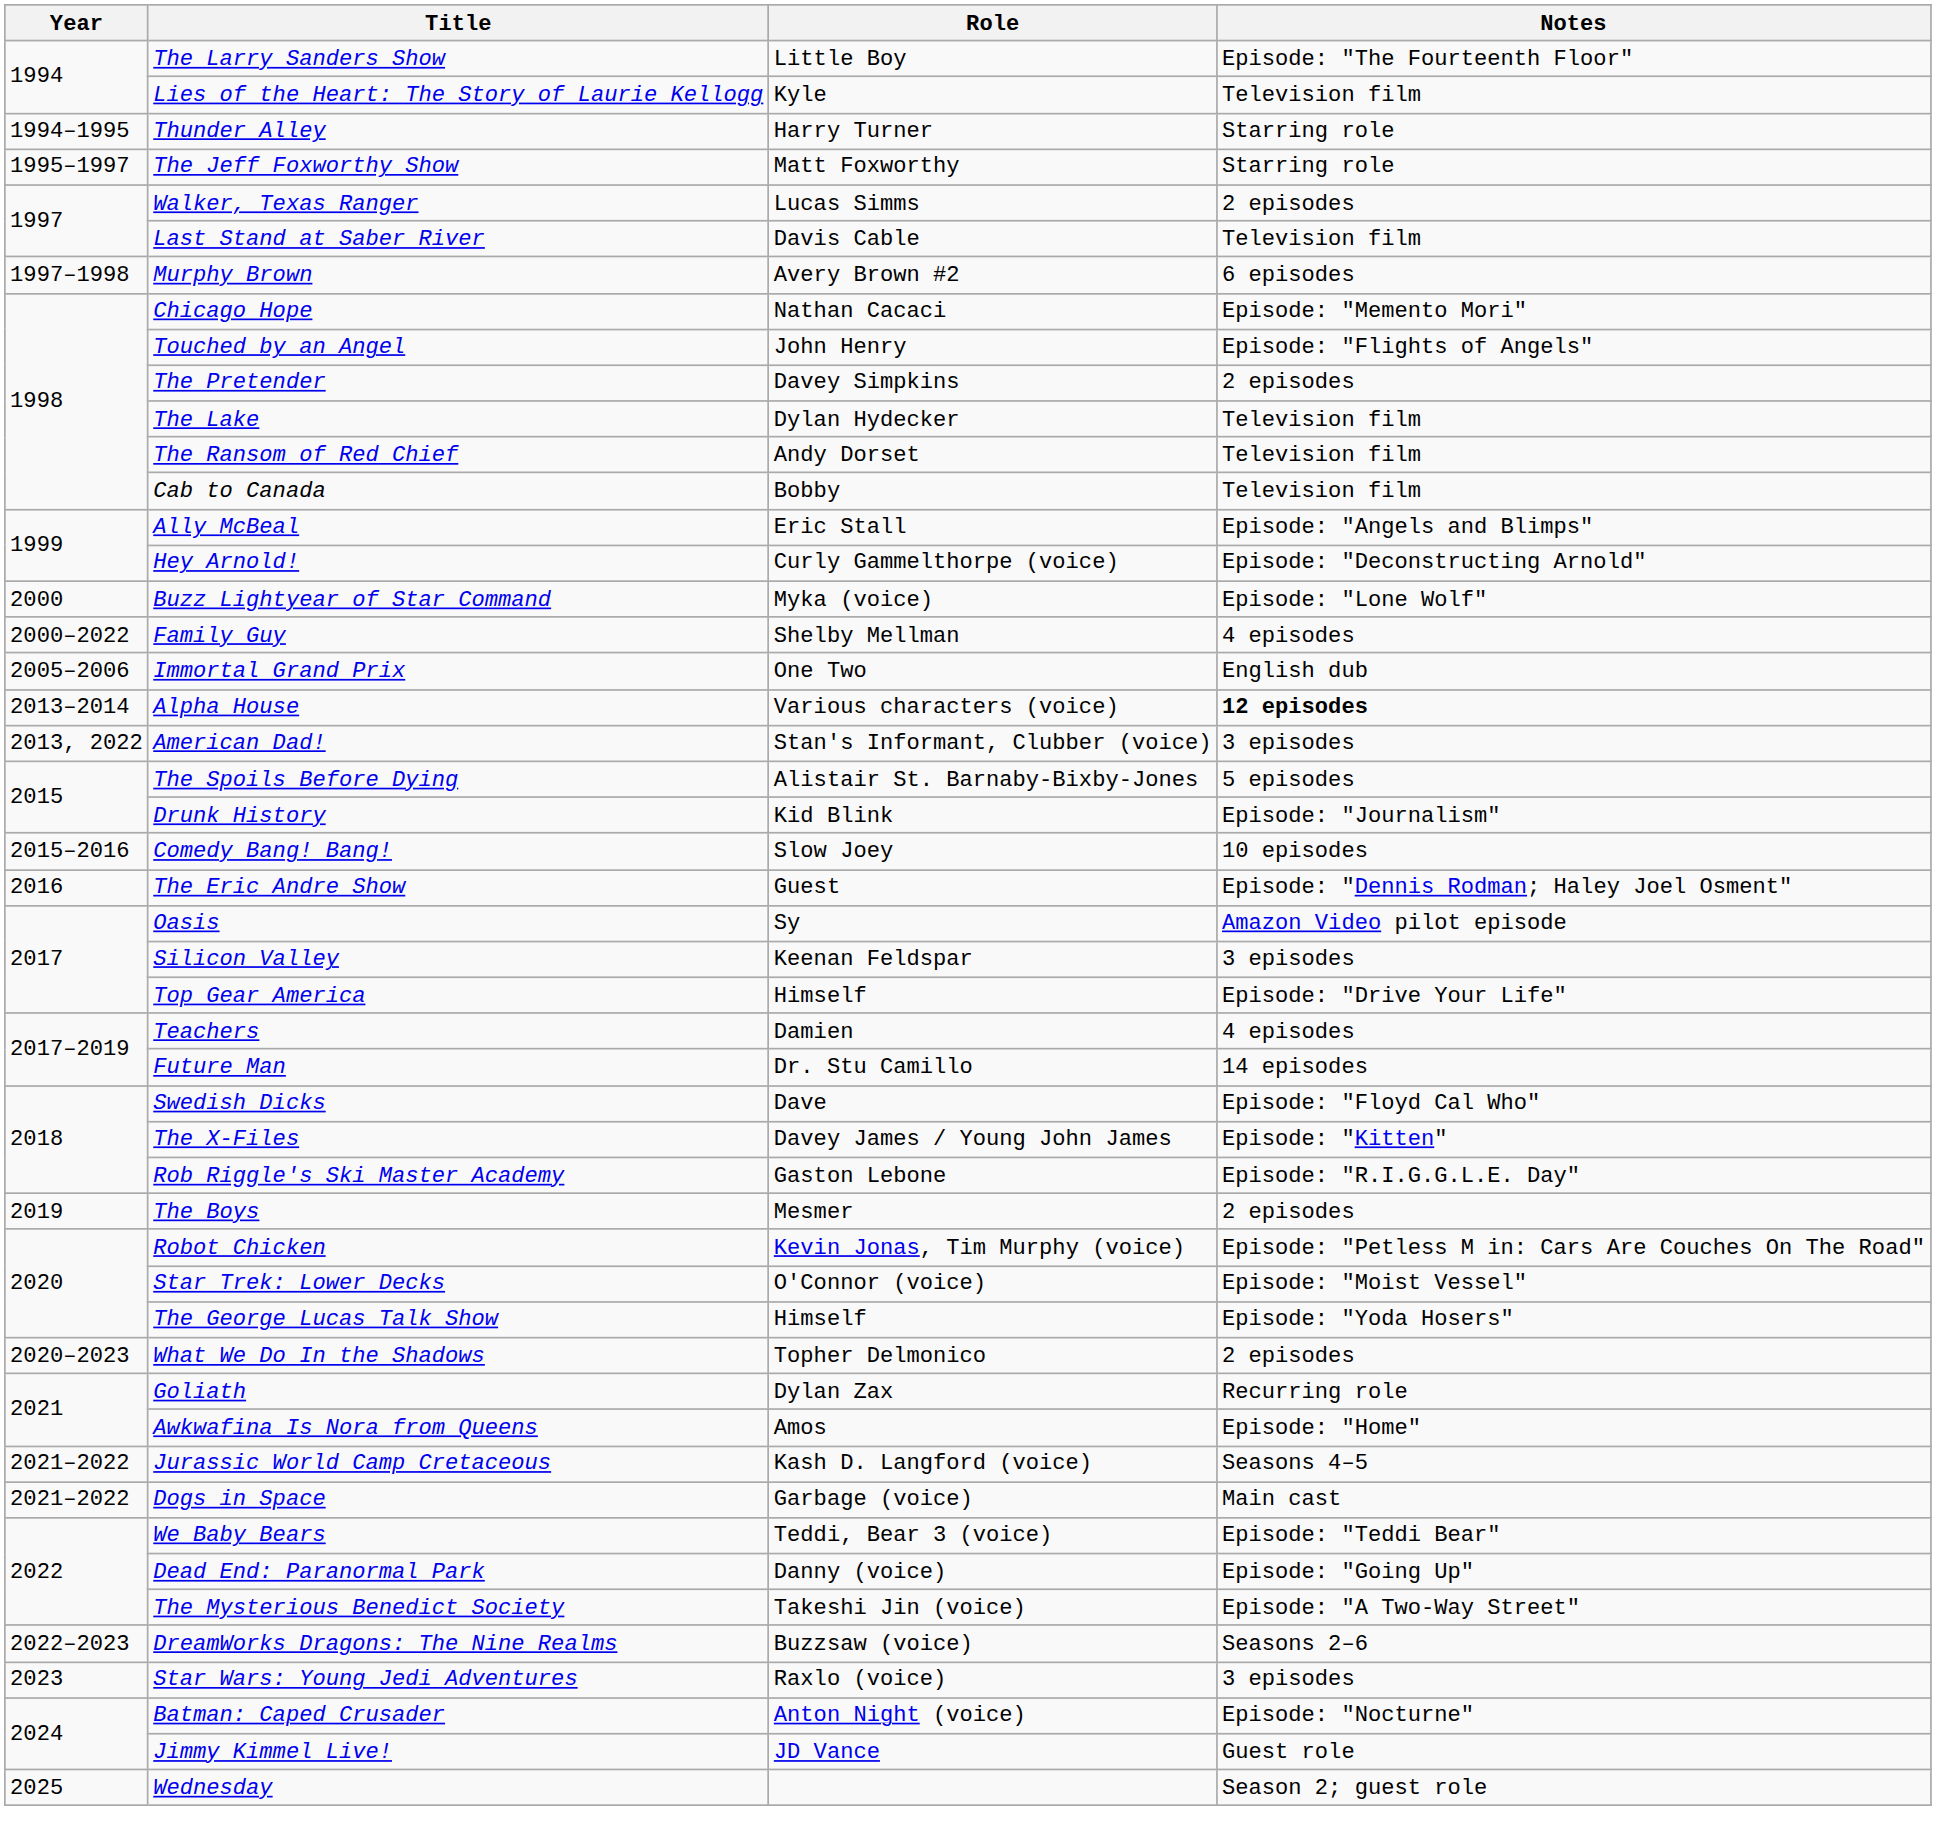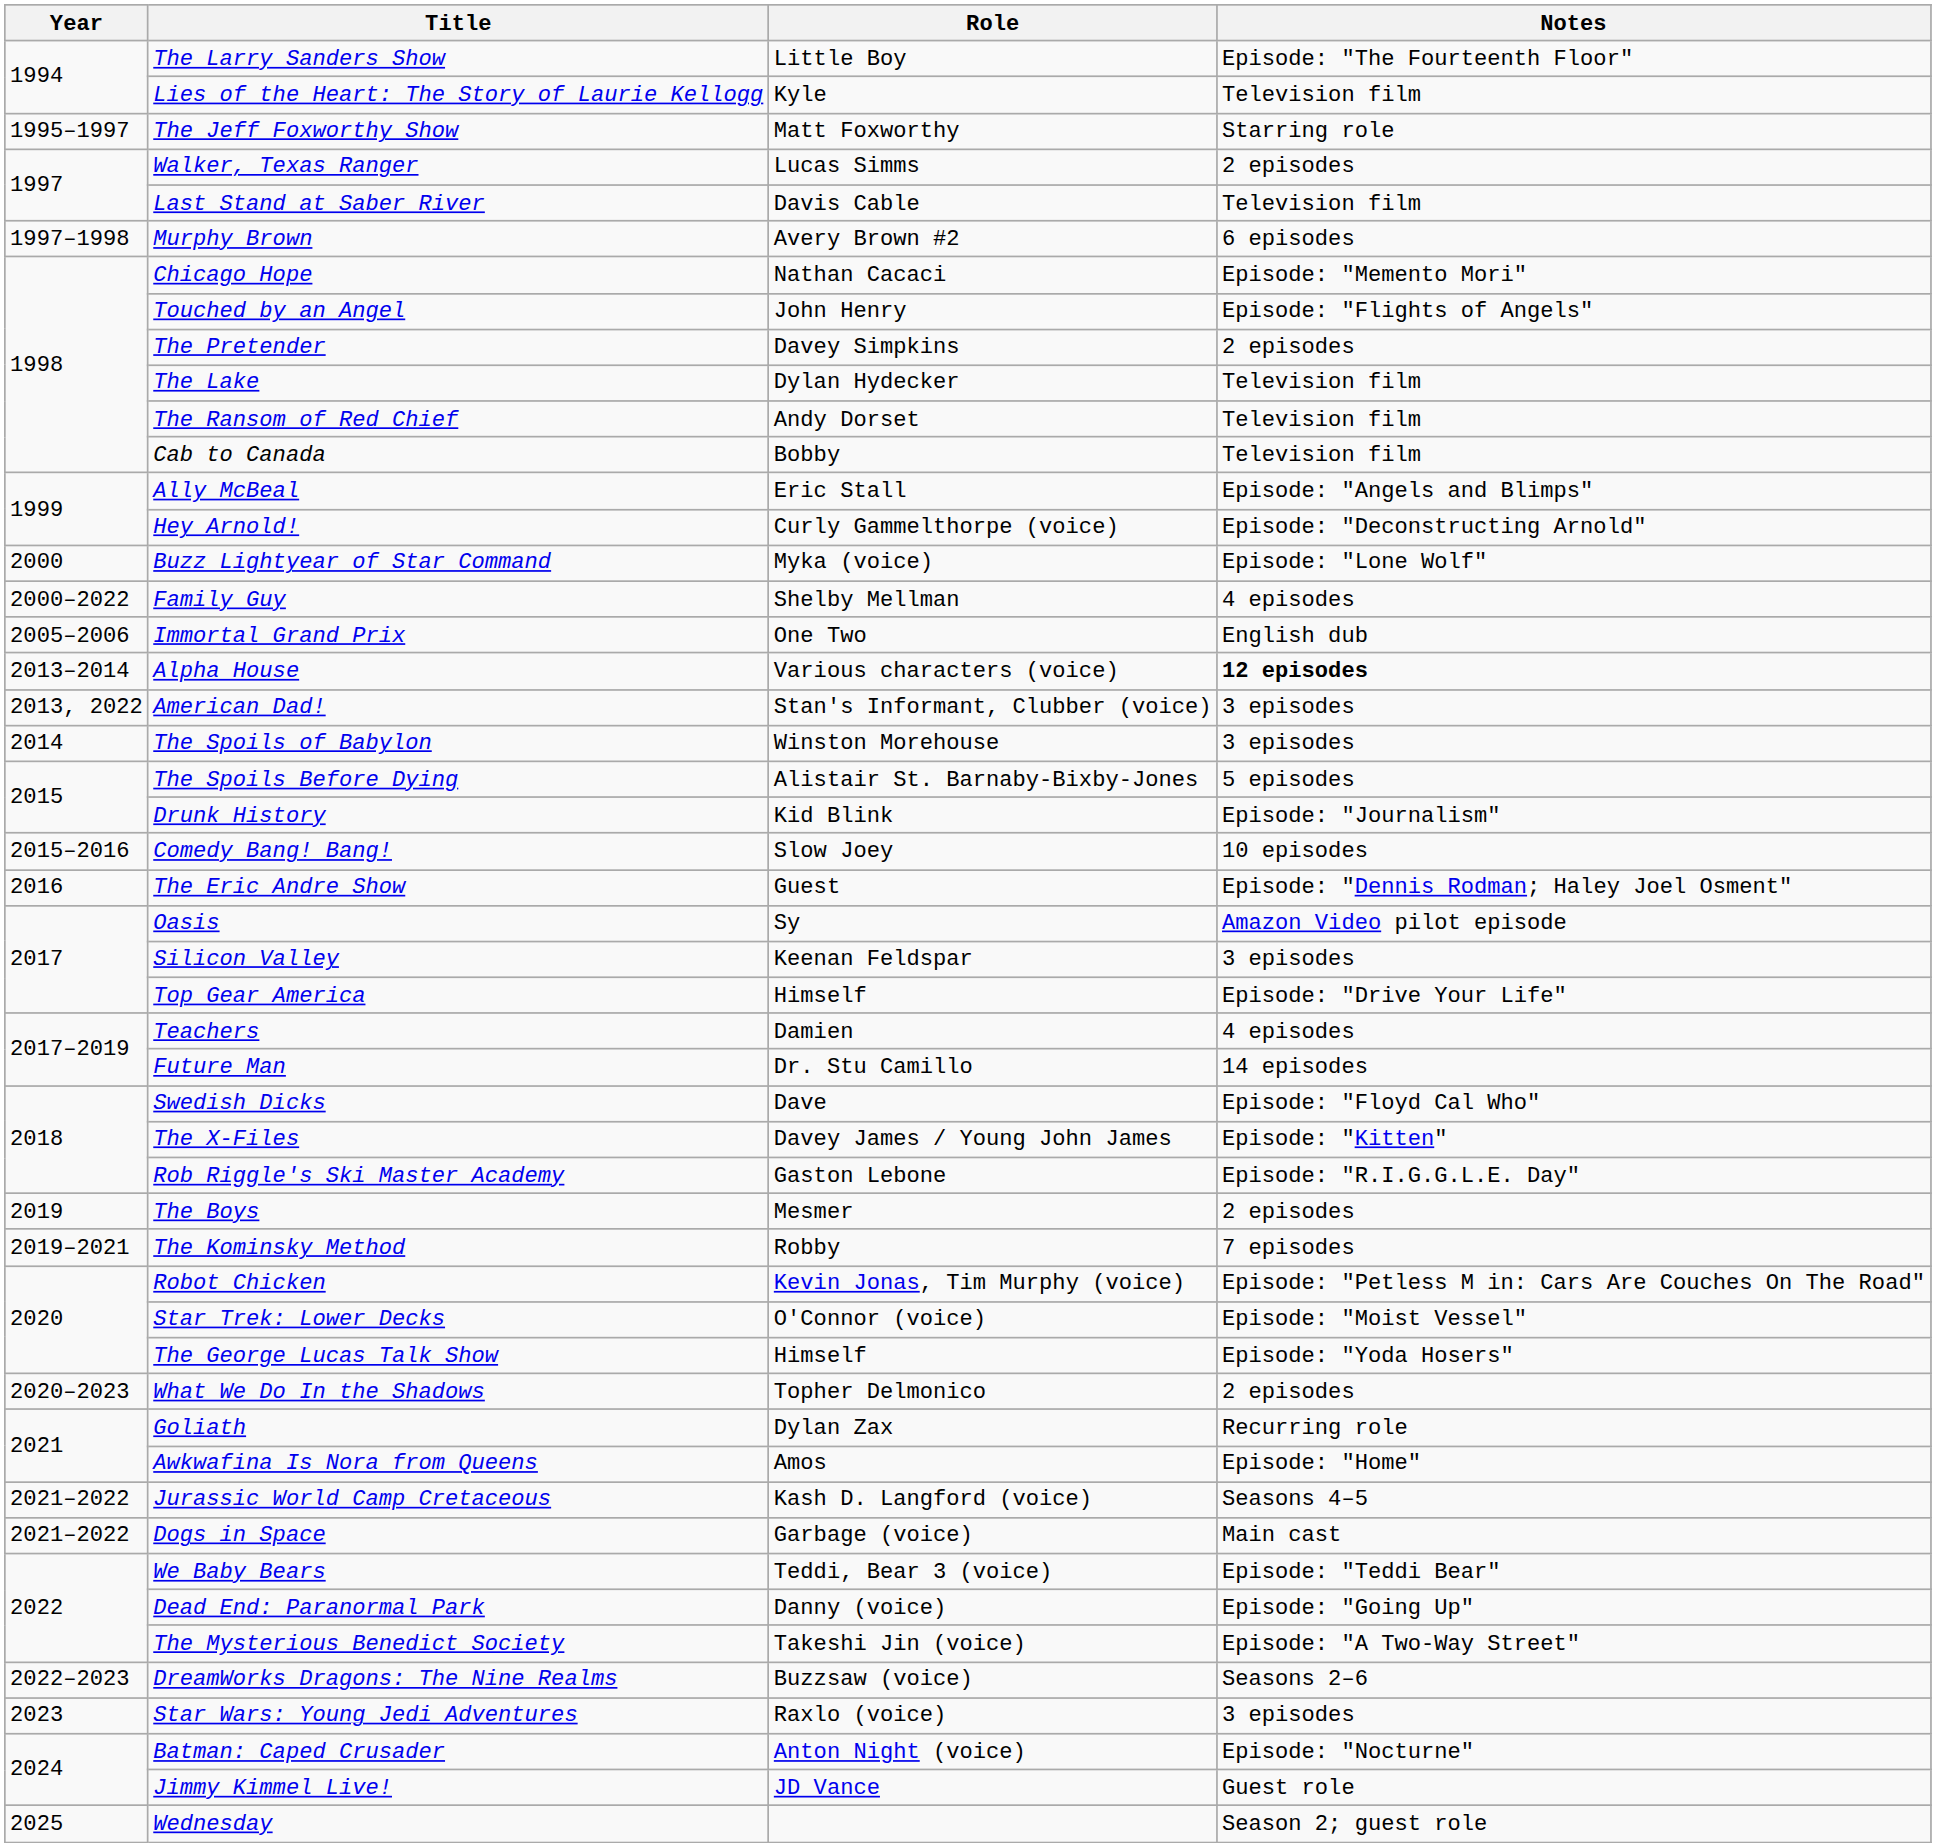- row: (239, 131)
+ row: (293, 743)
+ row: (279, 1247)
